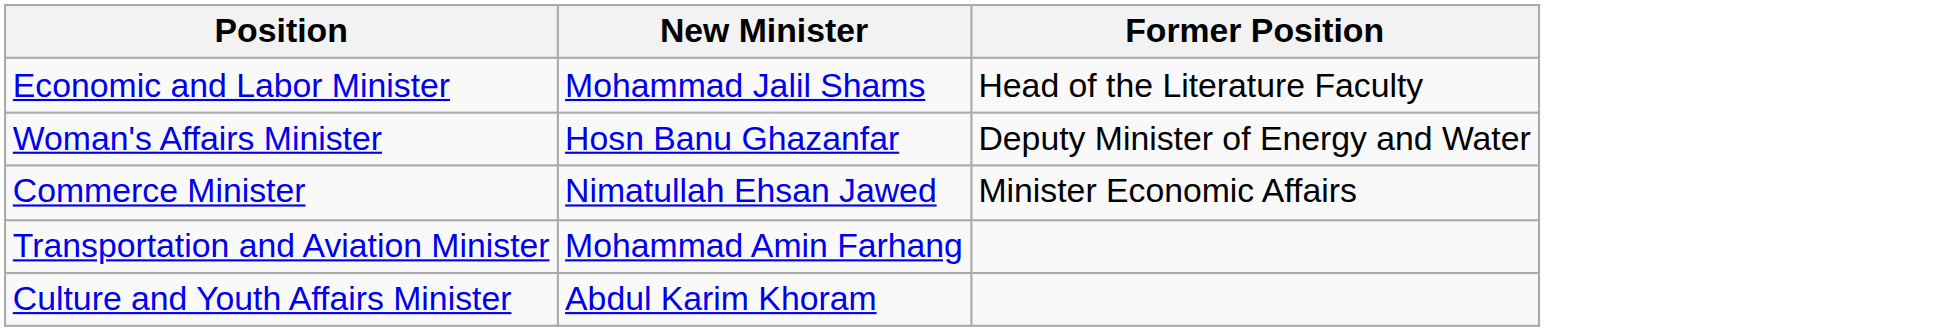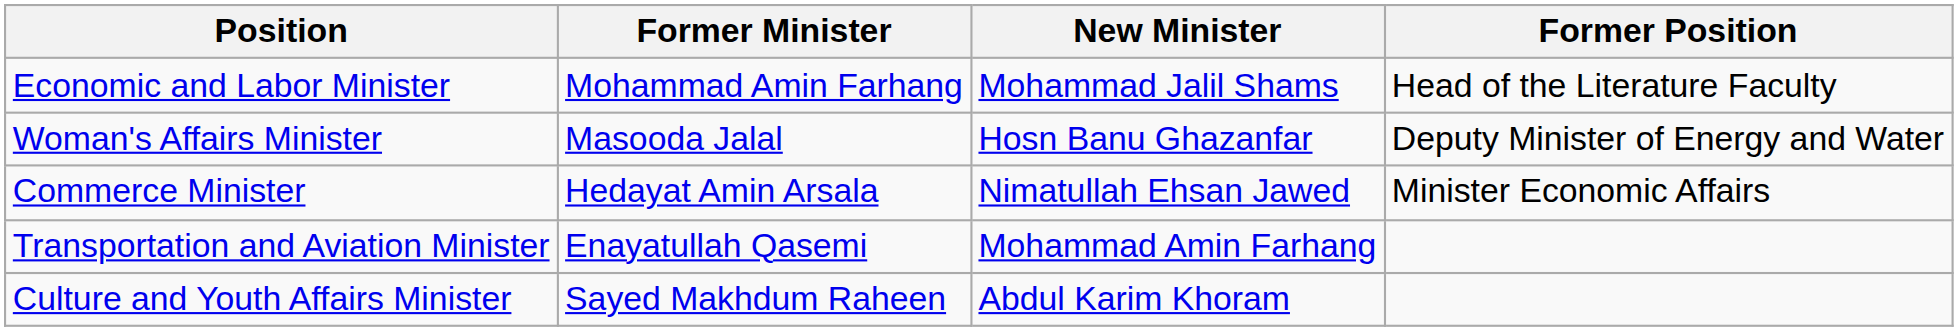+ column: (764, 31)
